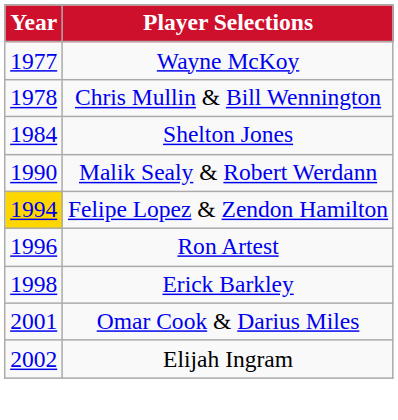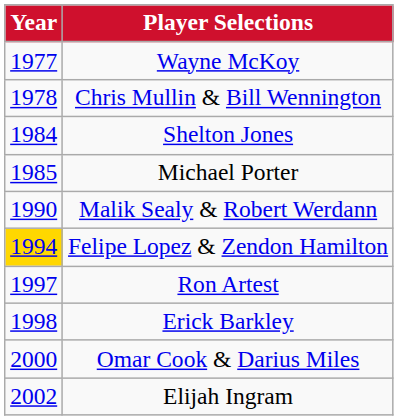+ row: (228, 172)
(34, 246) 1996 -> (34, 284) 1997
(34, 321) 2001 -> (34, 358) 2000
